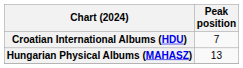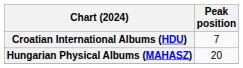(216, 55) 13 -> (216, 55) 20
